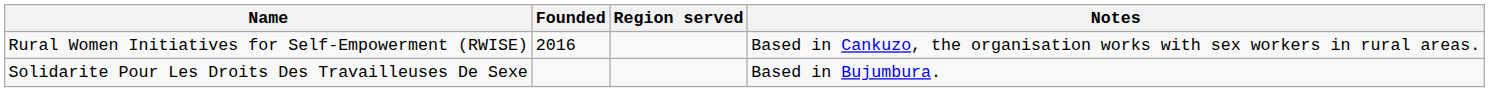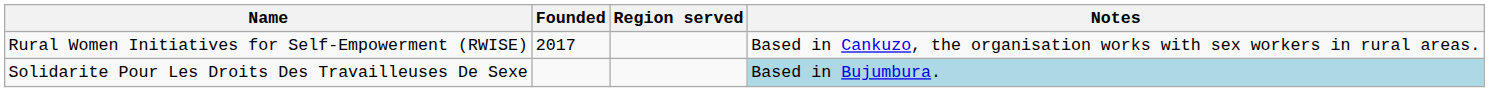(556, 45) 2016 -> (556, 45) 2017
(846, 72) no background -> (846, 72) lightblue background
